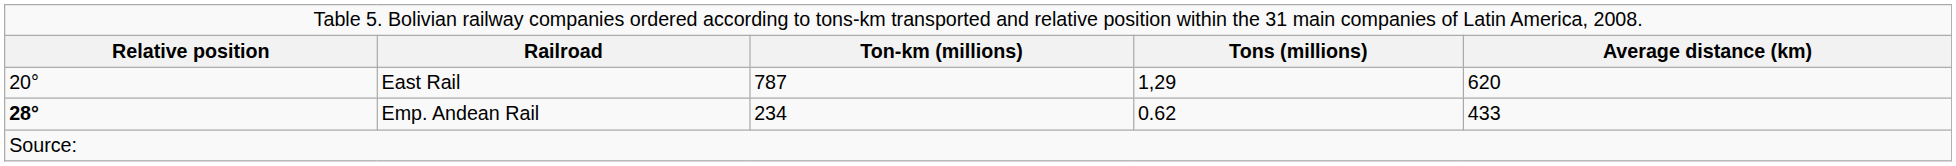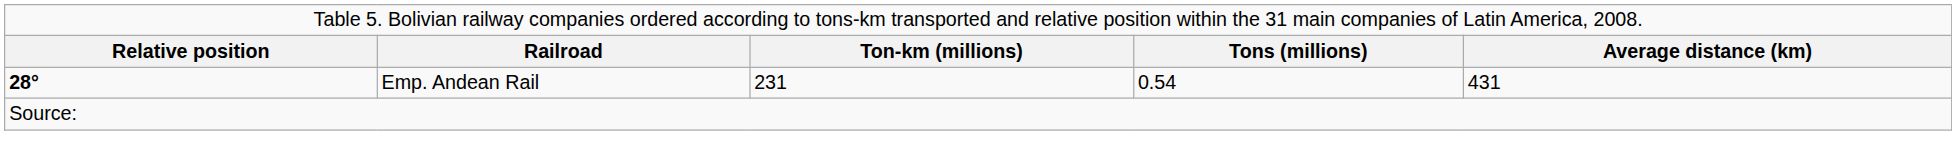- row: (421, 82)
(771, 113) 234 -> (771, 82) 231
(1157, 113) 0.62 -> (1157, 82) 0.54
(1484, 113) 433 -> (1484, 82) 431
